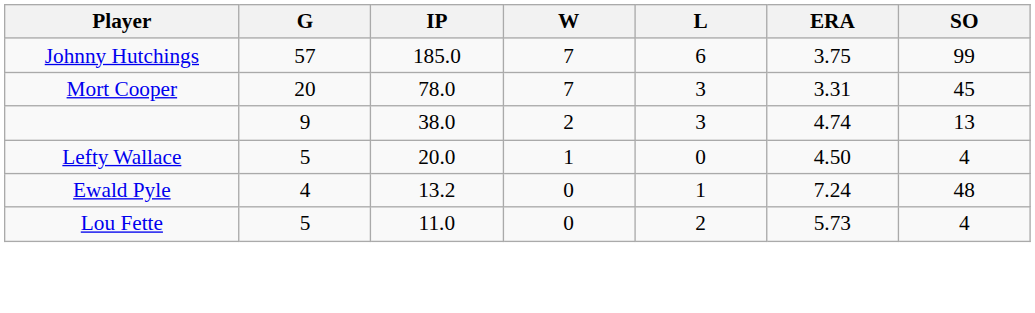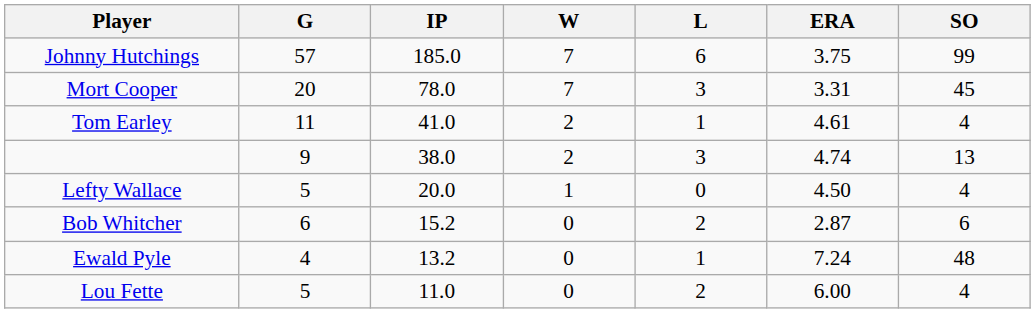+ row: (122, 122)
+ row: (122, 223)
(832, 223) 5.73 -> (832, 291) 6.00
